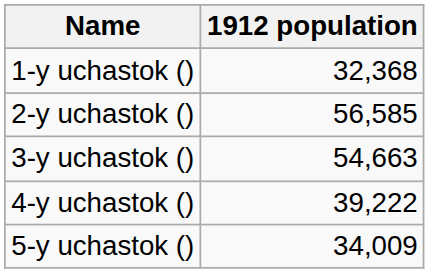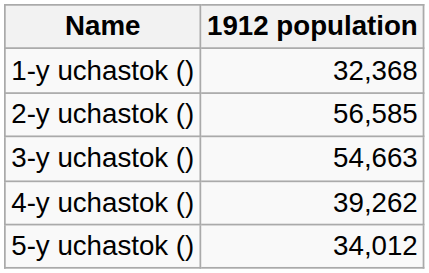(375, 202) 39,222 -> (375, 202) 39,262
(375, 245) 34,009 -> (375, 245) 34,012
